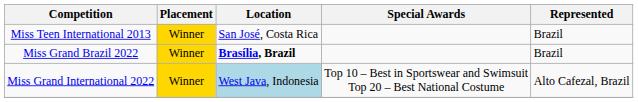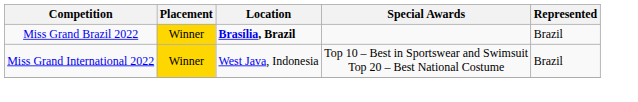- row: (81, 34)
(269, 80) lightblue background -> (269, 61) no background
(582, 80) Alto Cafezal, Brazil -> (548, 61) Brazil
